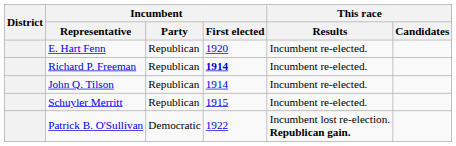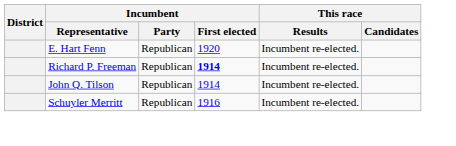(217, 102) 1915 -> (209, 102) 1916
- row: (96, 126)
